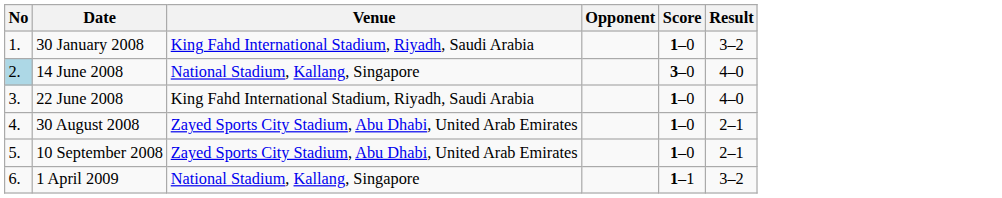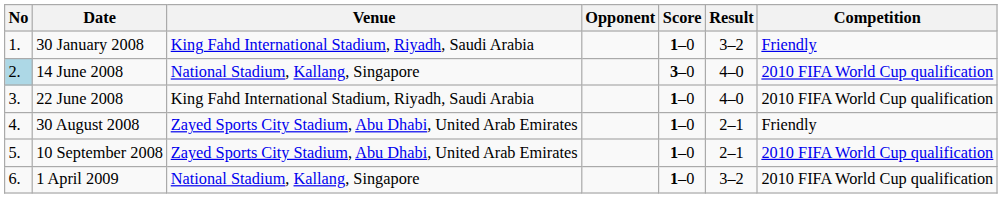+ column: (877, 17)
(682, 179) 1–1 -> (682, 179) 1–0
